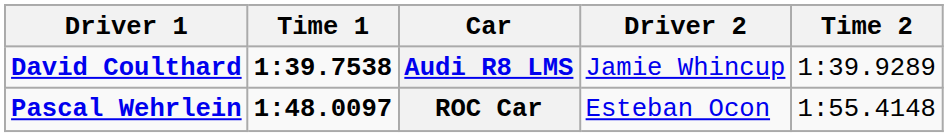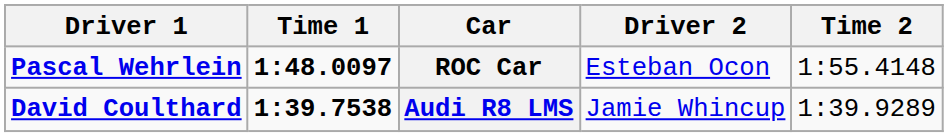rows swapped: (489, 68) <-> (489, 109)
